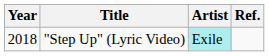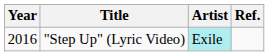(22, 39) 2018 -> (22, 39) 2016
